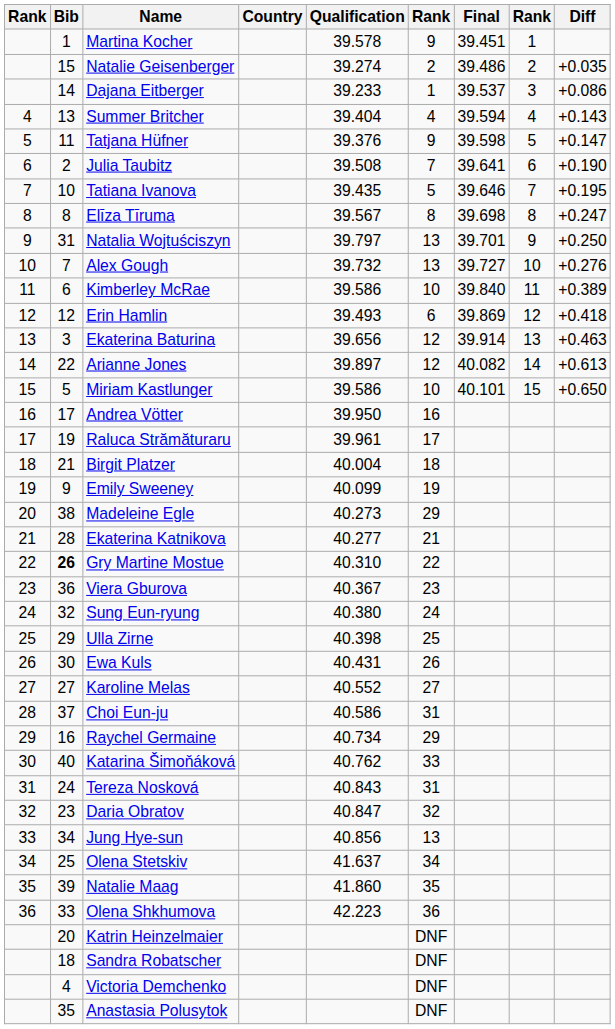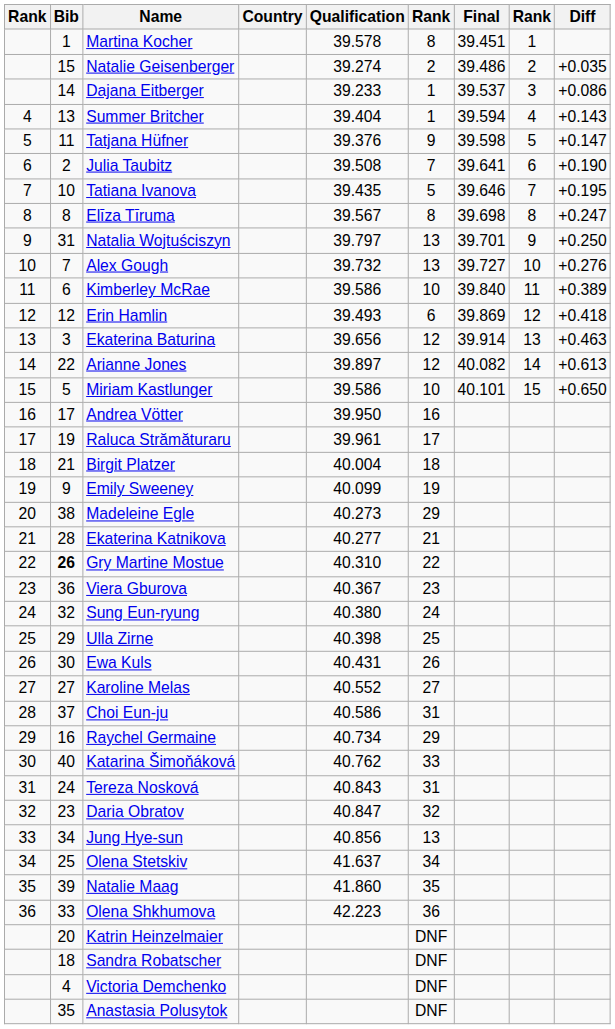(431, 41) 9 -> (431, 41) 8
(431, 116) 4 -> (431, 116) 1
